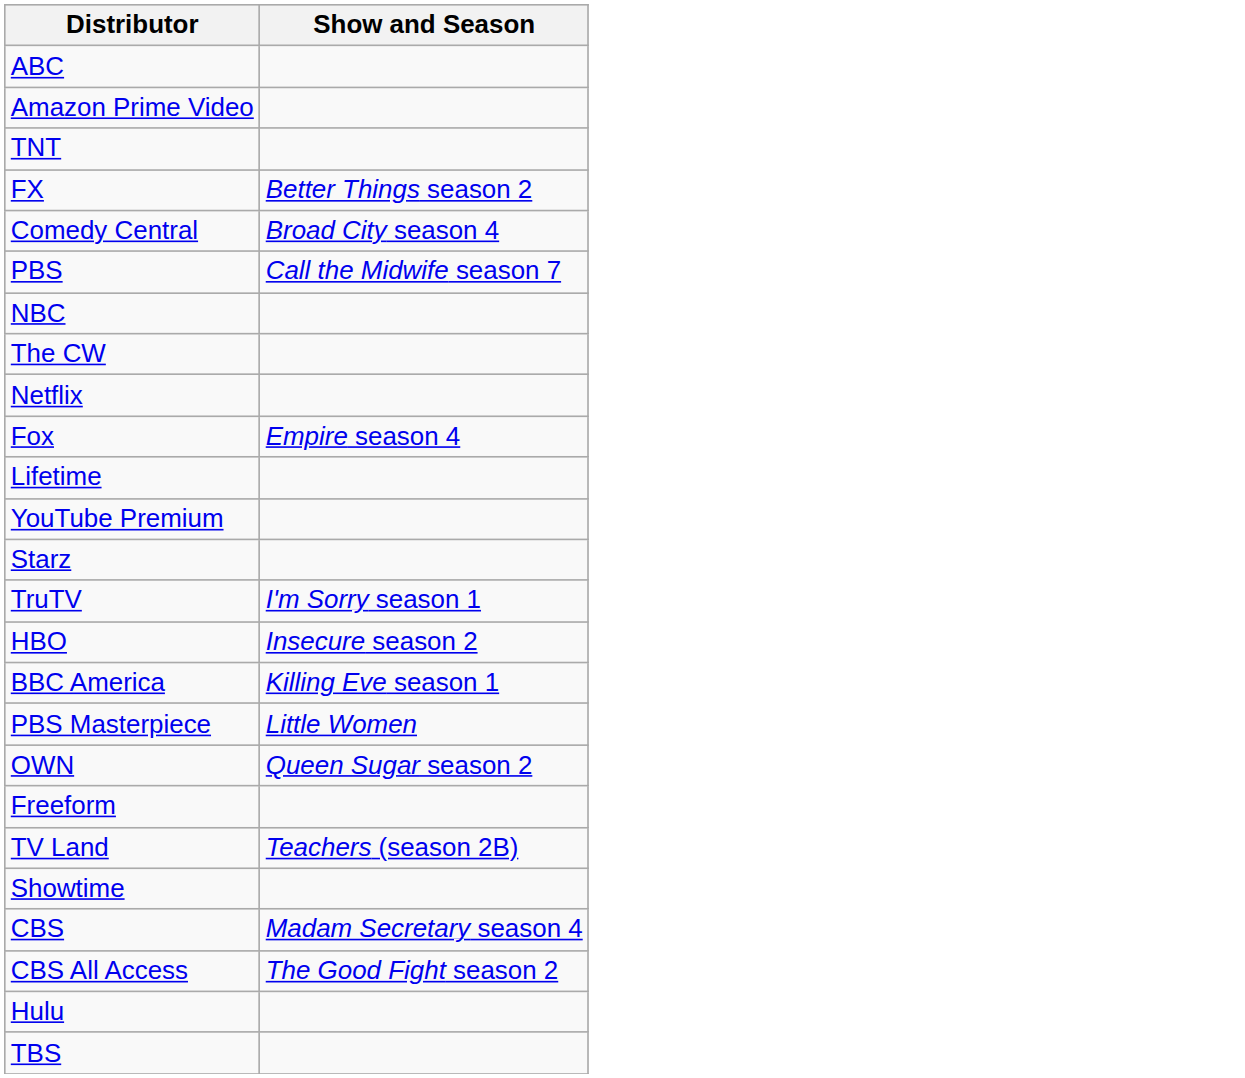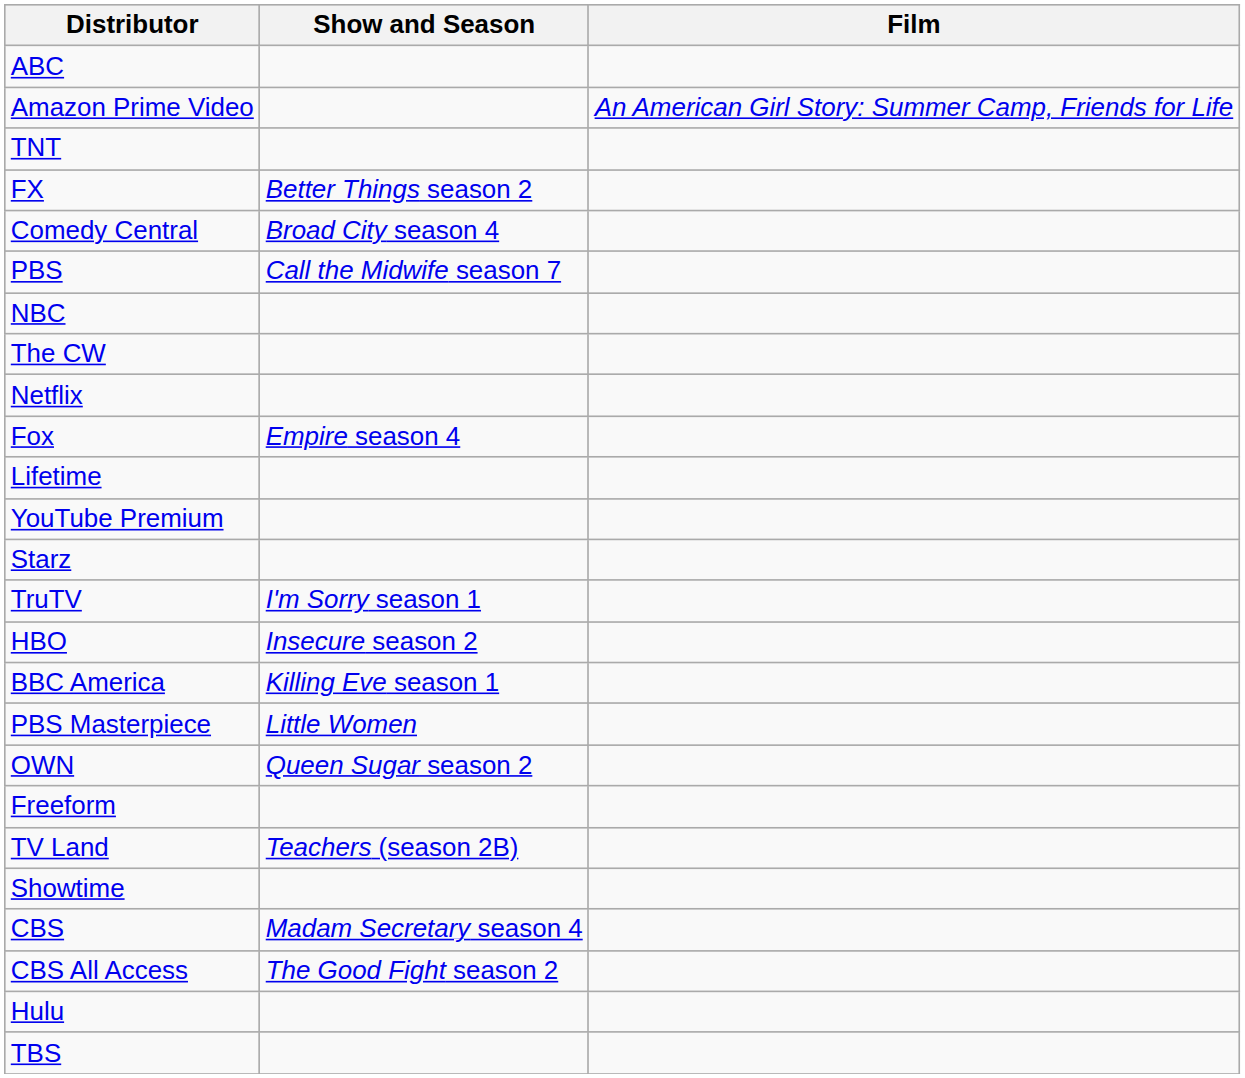+ column: (914, 25)
